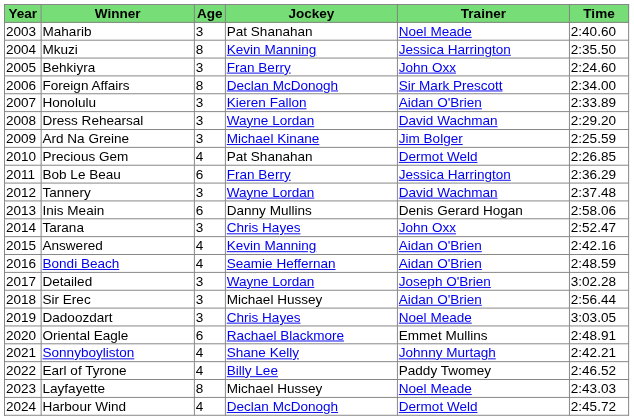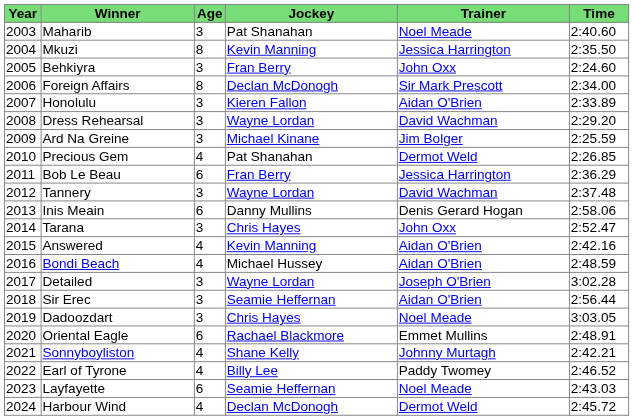(281, 263) Seamie Heffernan -> (275, 263) Michael Hussey
(275, 299) Michael Hussey -> (281, 299) Seamie Heffernan
(200, 388) 8 -> (200, 388) 6
(275, 388) Michael Hussey -> (281, 388) Seamie Heffernan
